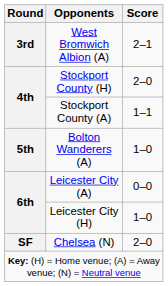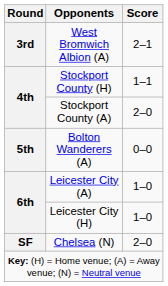(143, 81) 2–0 -> (143, 81) 1–1
(143, 112) 1–1 -> (143, 112) 2–0
(143, 149) 1–0 -> (143, 149) 0–0
(143, 187) 0–0 -> (143, 187) 1–0
